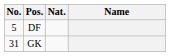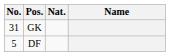rows swapped: (34, 28) <-> (34, 43)
